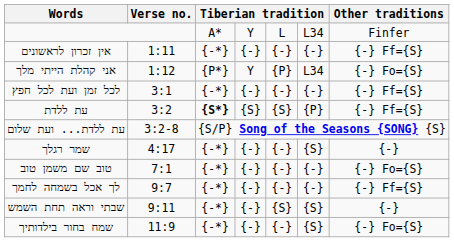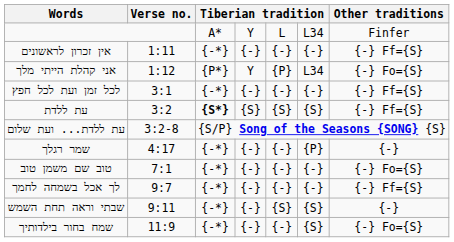(313, 110) {P} -> (313, 110) {S}
(313, 149) {S} -> (313, 149) {P}
